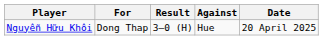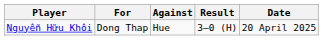columns swapped: (217, 12) <-> (173, 12)
